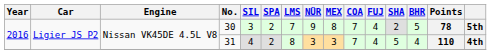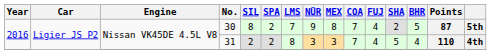(251, 27) 3 -> (251, 27) 8
(446, 27) 78 -> (446, 27) 87
(251, 42) 4 -> (251, 42) 2
